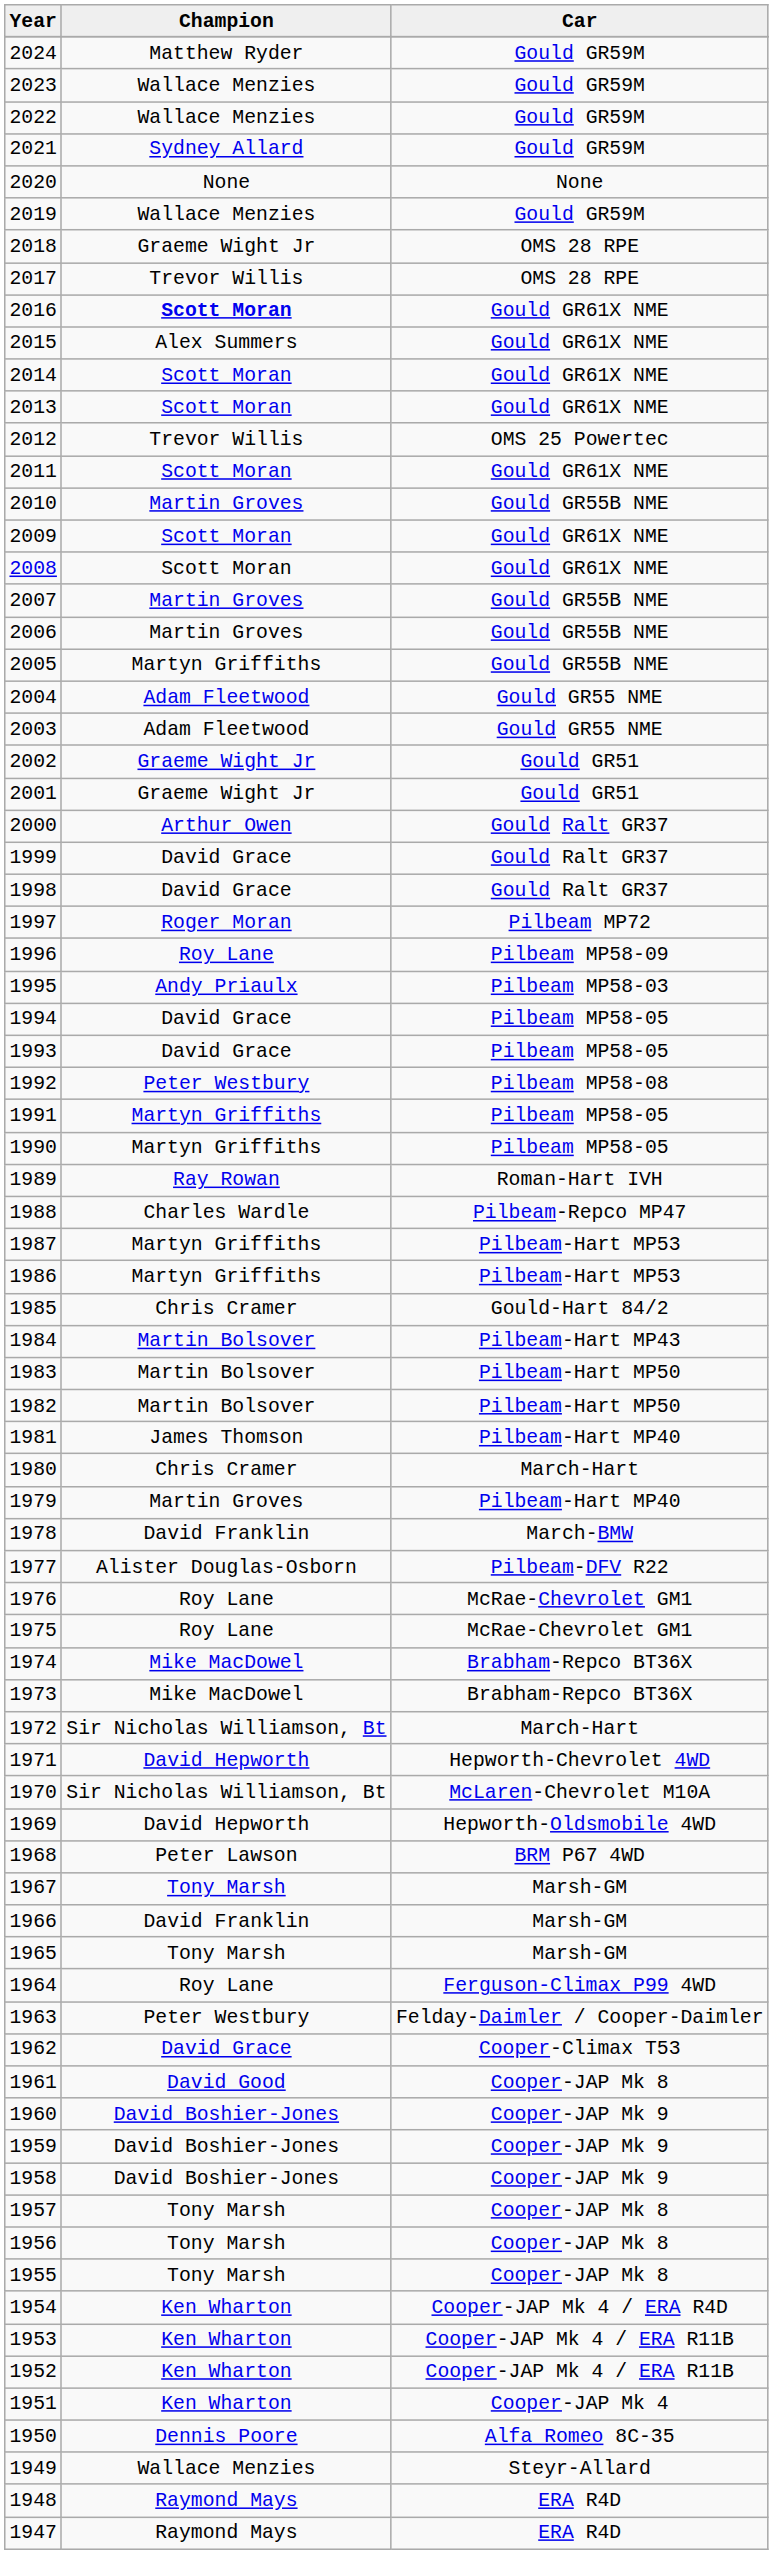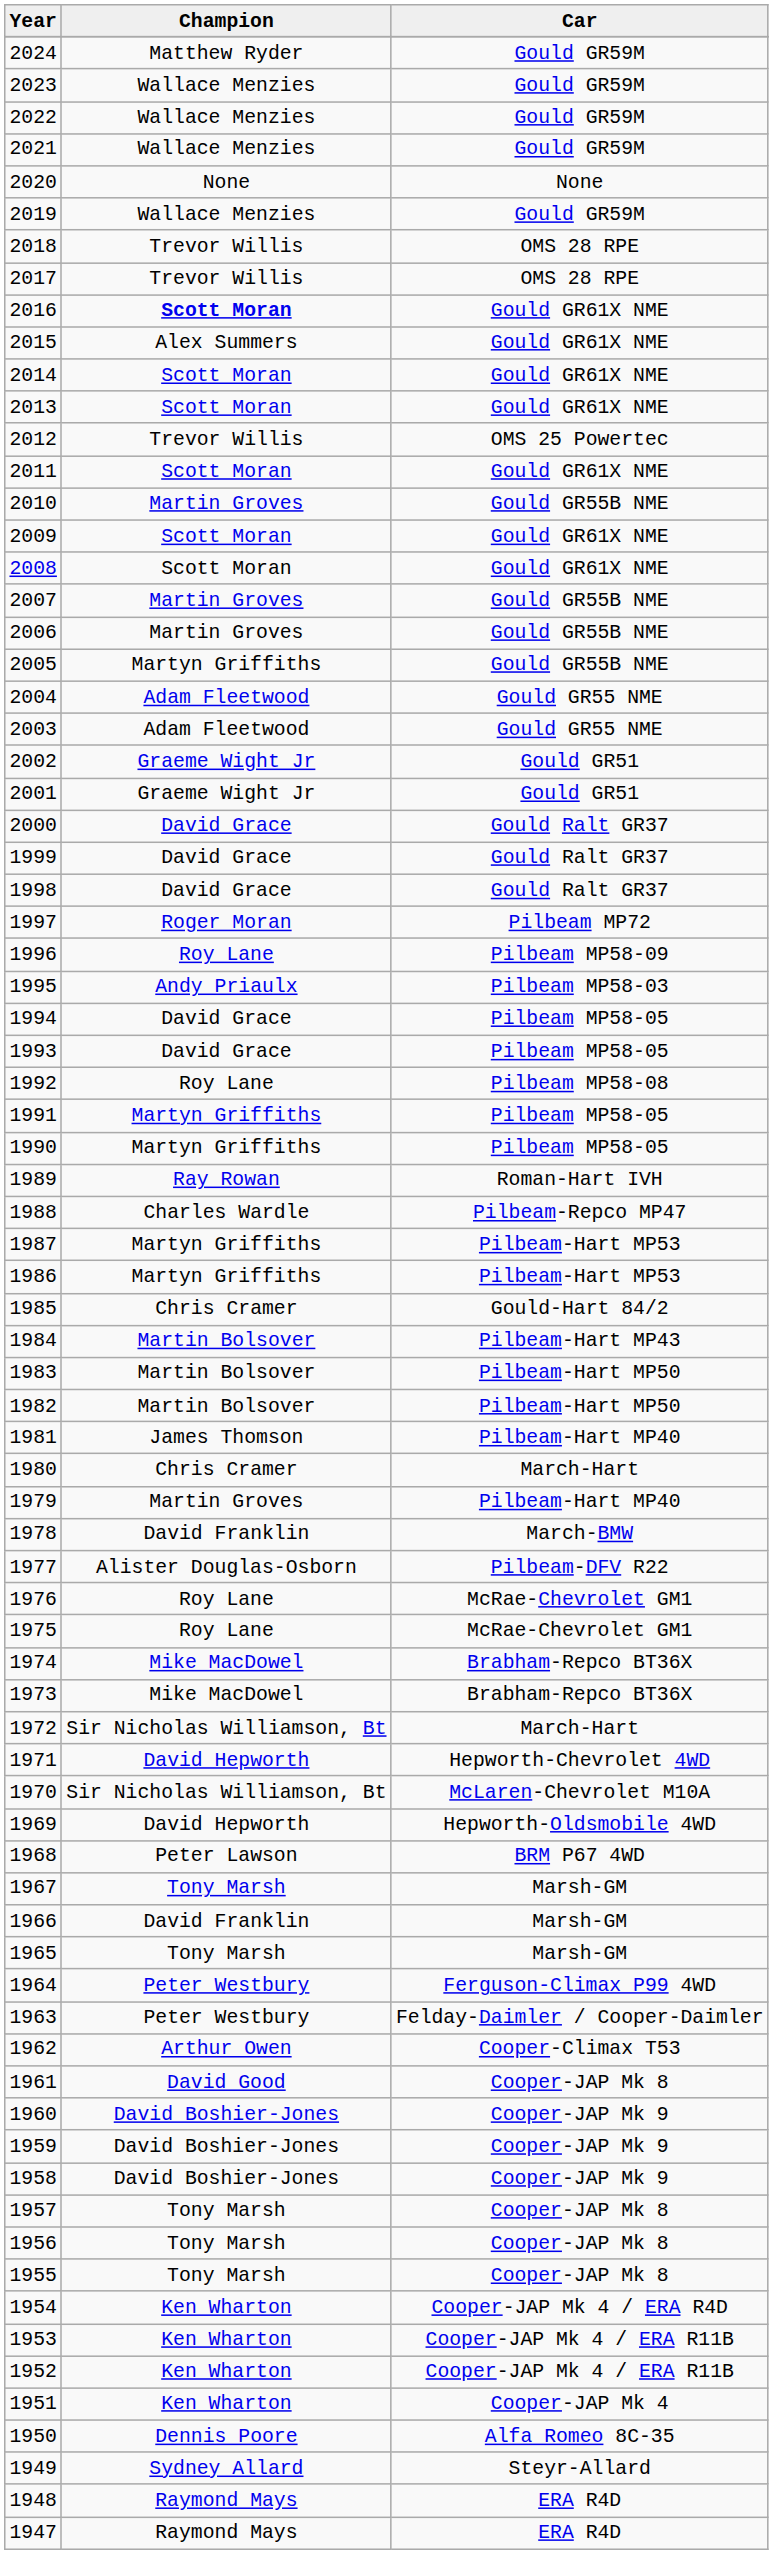(226, 150) Sydney Allard -> (226, 150) Wallace Menzies
(226, 246) Graeme Wight Jr -> (226, 246) Trevor Willis
(226, 826) Arthur Owen -> (226, 826) David Grace
(226, 1084) Peter Westbury -> (226, 1084) Roy Lane
(226, 1985) Roy Lane -> (226, 1985) Peter Westbury
(226, 2050) David Grace -> (226, 2050) Arthur Owen
(226, 2468) Wallace Menzies -> (226, 2468) Sydney Allard
